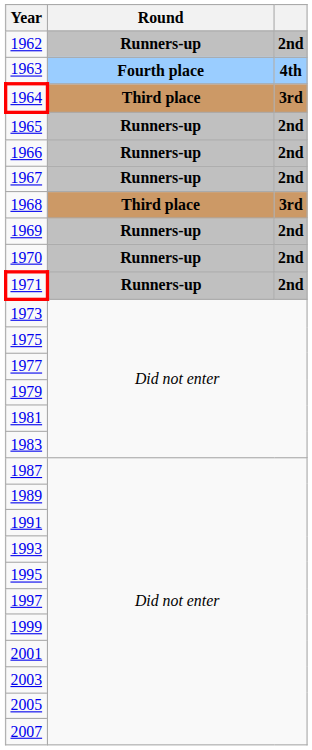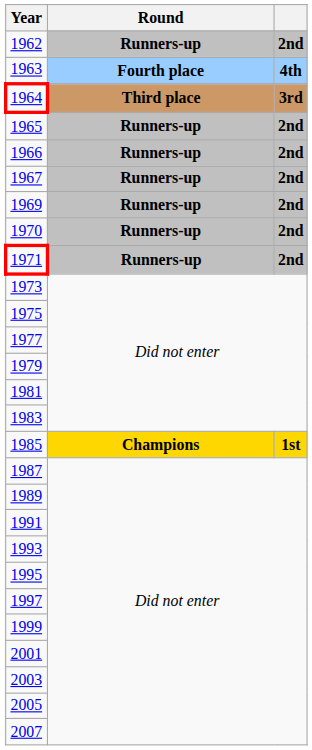- row: (26, 205)
+ row: (26, 444)
